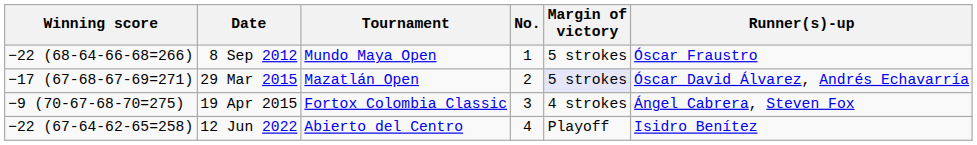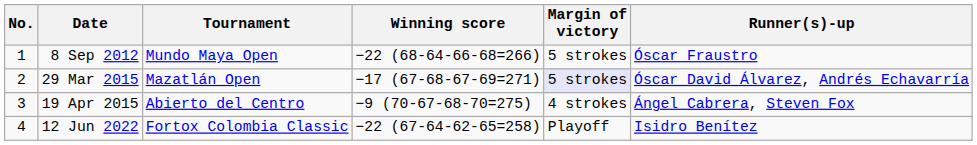columns swapped: (527, 25) <-> (101, 25)
(406, 105) Fortox Colombia Classic -> (225, 105) Abierto del Centro
(384, 128) Abierto del Centro -> (247, 128) Fortox Colombia Classic
